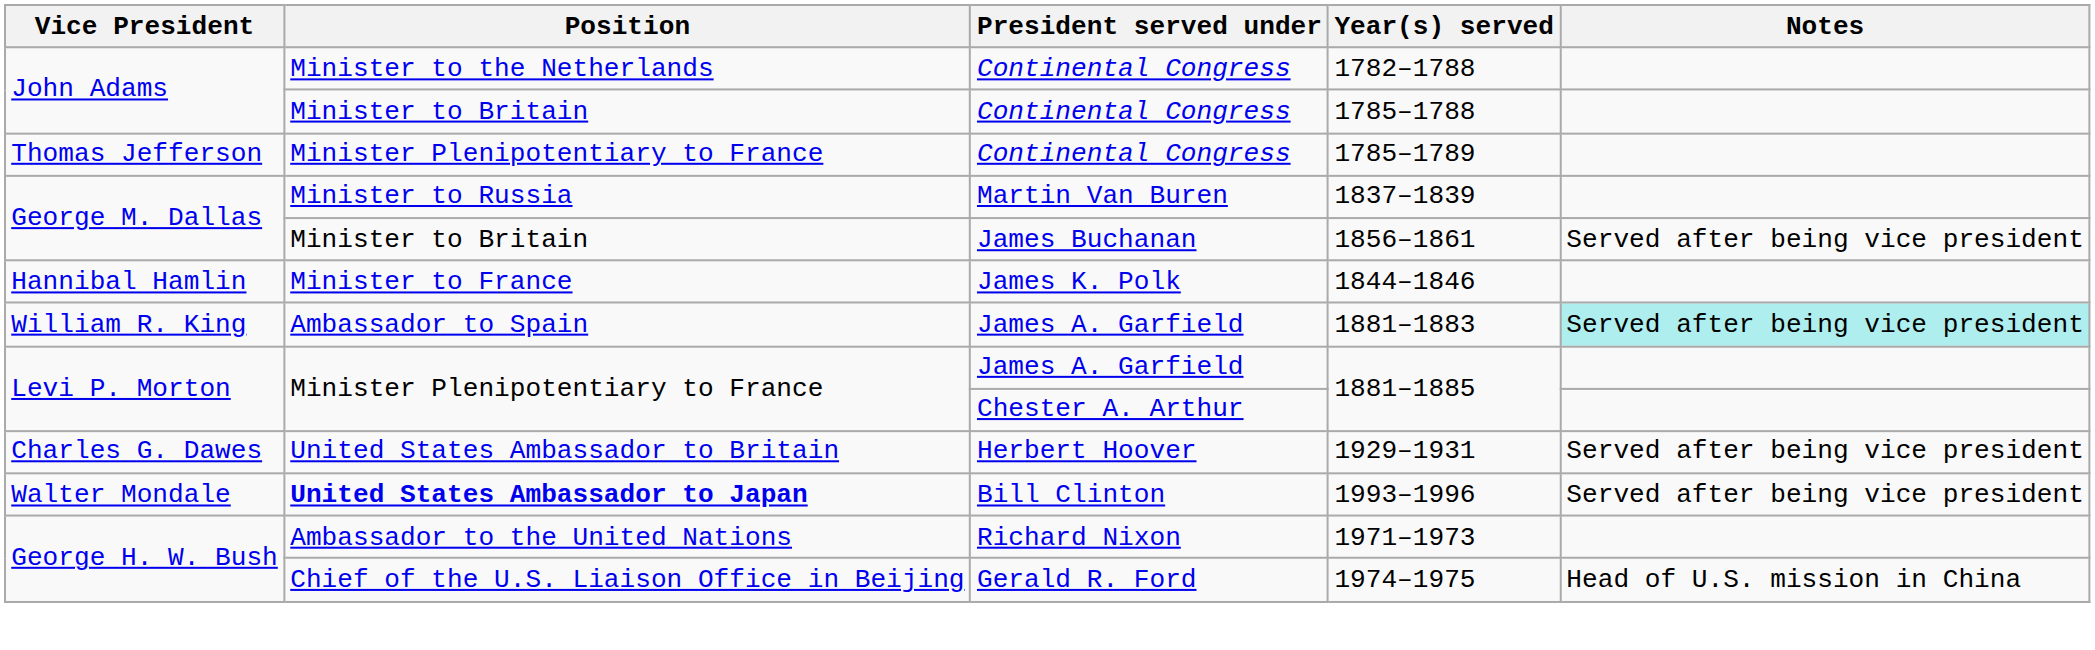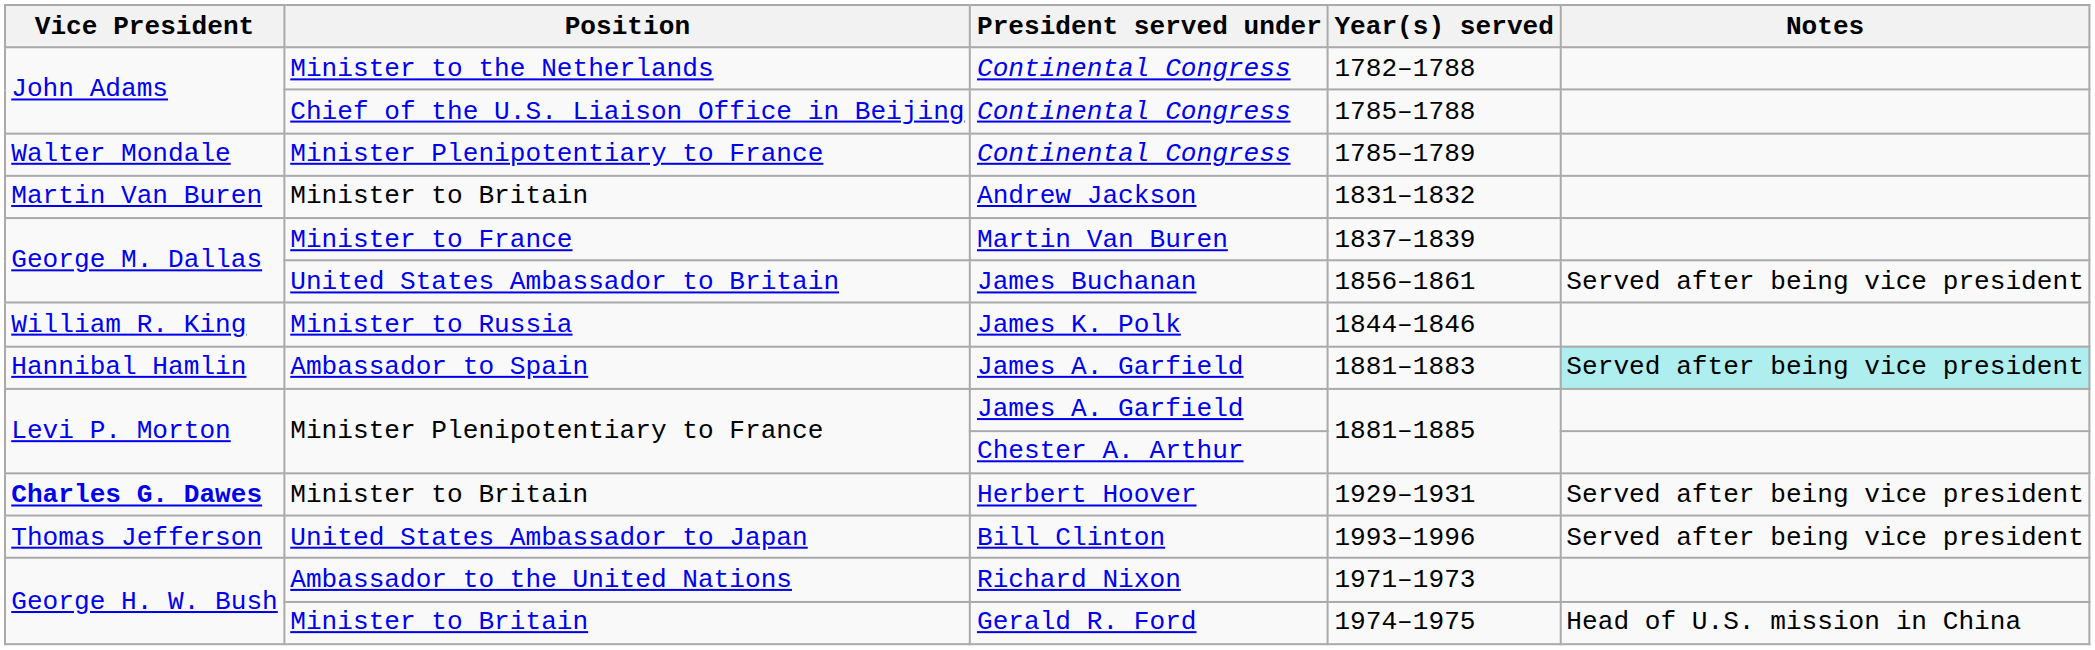(439, 111) Minister to Britain -> (627, 111) Chief of the U.S. Liaison Office in Beijing
(137, 154) Thomas Jefferson -> (121, 154) Walter Mondale
+ row: (1087, 197)
(431, 197) Minister to Russia -> (431, 239) Minister to France
(439, 239) Minister to Britain -> (565, 282) United States Ambassador to Britain
(129, 282) Hannibal Hamlin -> (129, 324) William R. King
(431, 282) Minister to France -> (431, 324) Minister to Russia
(129, 324) William R. King -> (129, 367) Hannibal Hamlin
(137, 452) normal -> (137, 495) bold
(565, 452) United States Ambassador to Britain -> (439, 495) Minister to Britain
(121, 495) Walter Mondale -> (137, 537) Thomas Jefferson
(549, 495) bold -> (549, 537) normal
(627, 580) Chief of the U.S. Liaison Office in Beijing -> (439, 623) Minister to Britain
